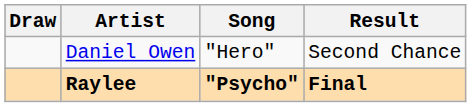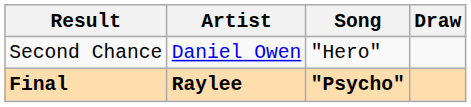columns swapped: (33, 21) <-> (385, 21)
